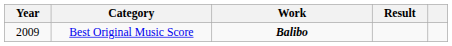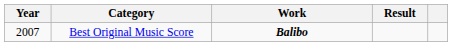(28, 32) 2009 -> (28, 32) 2007
